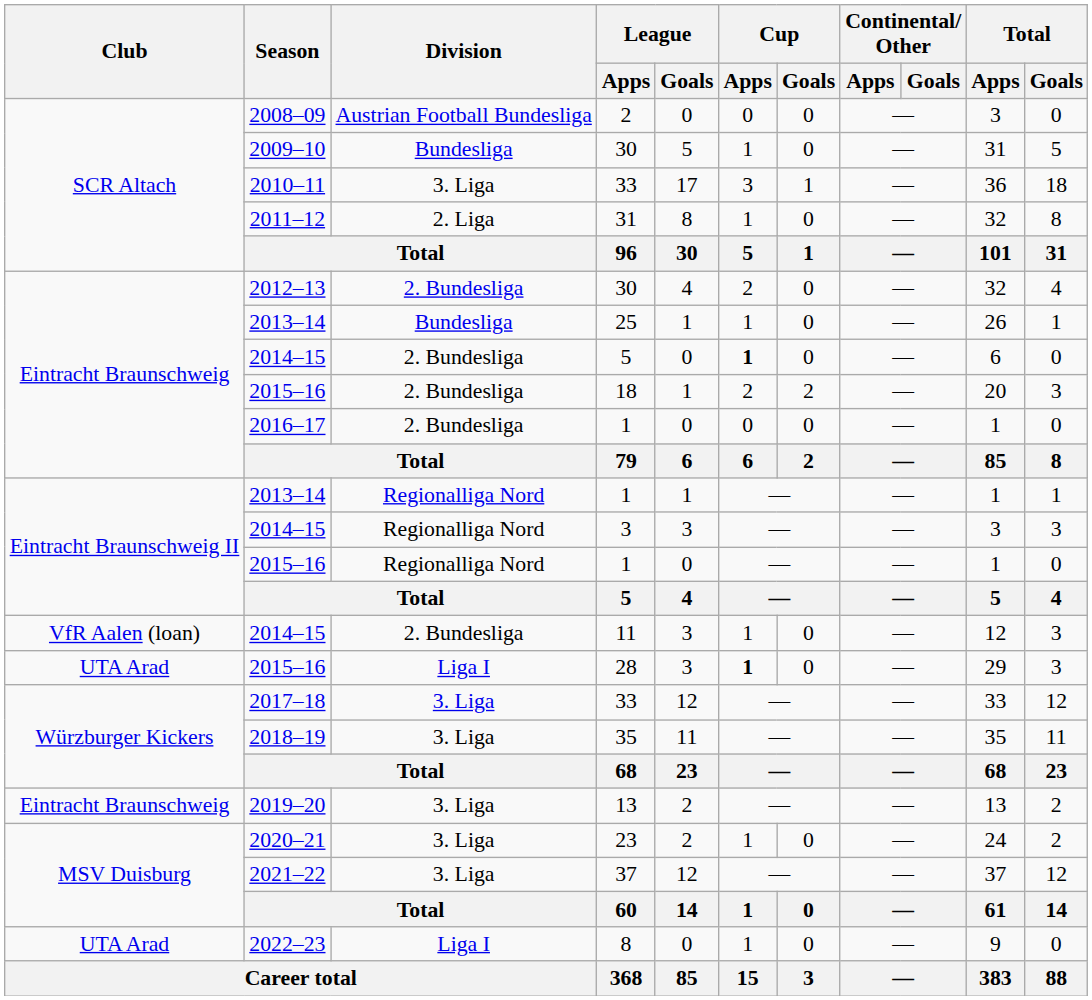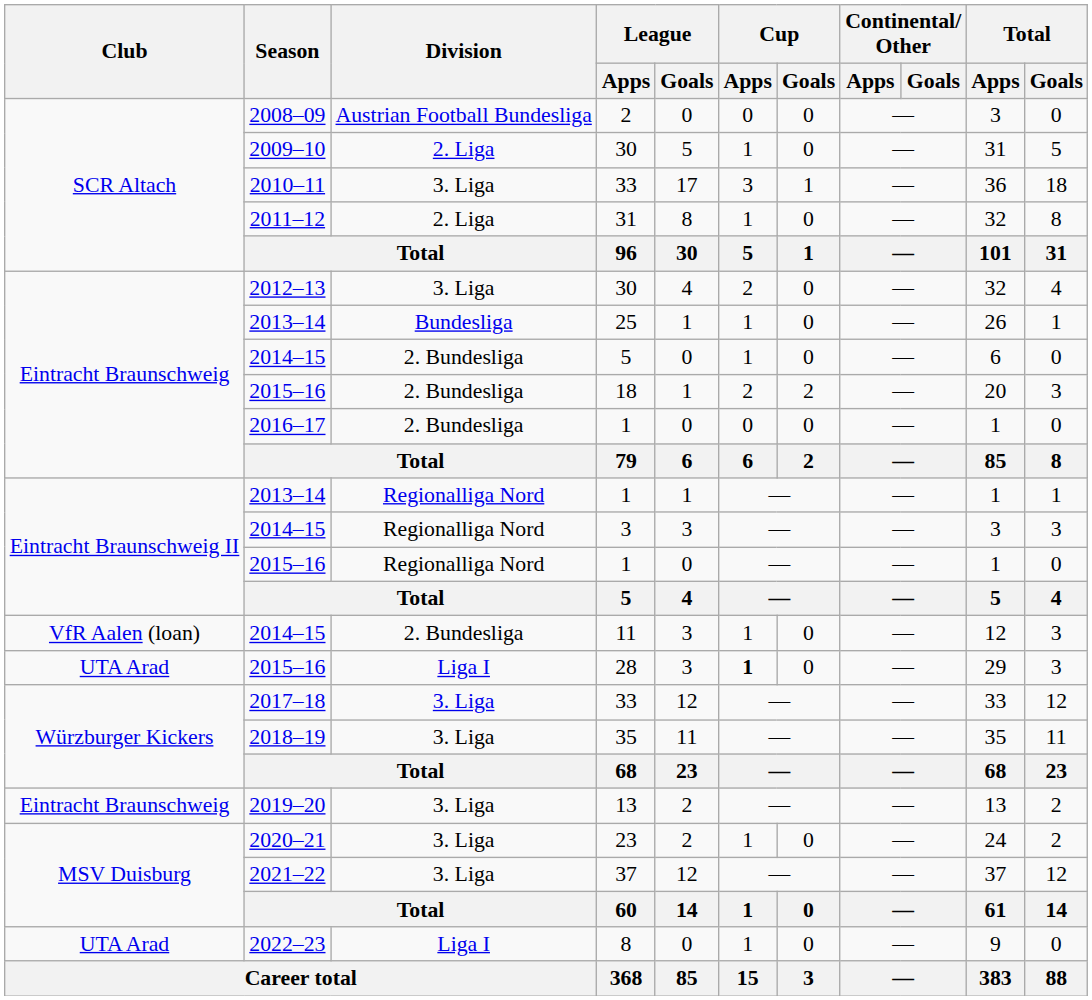(464, 149) Bundesliga -> (464, 149) 2. Liga
(464, 287) 2. Bundesliga -> (464, 287) 3. Liga
(748, 356) bold -> (748, 356) normal
